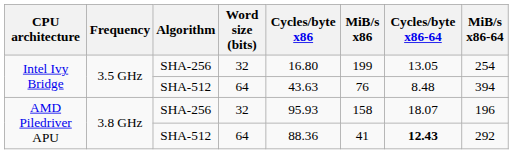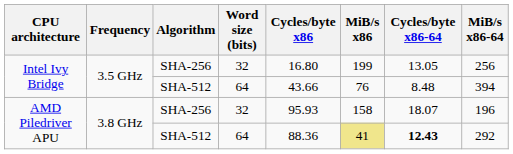(485, 65) 254 -> (485, 65) 256
(303, 87) 43.63 -> (303, 87) 43.66
(362, 135) no background -> (362, 135) khaki background
